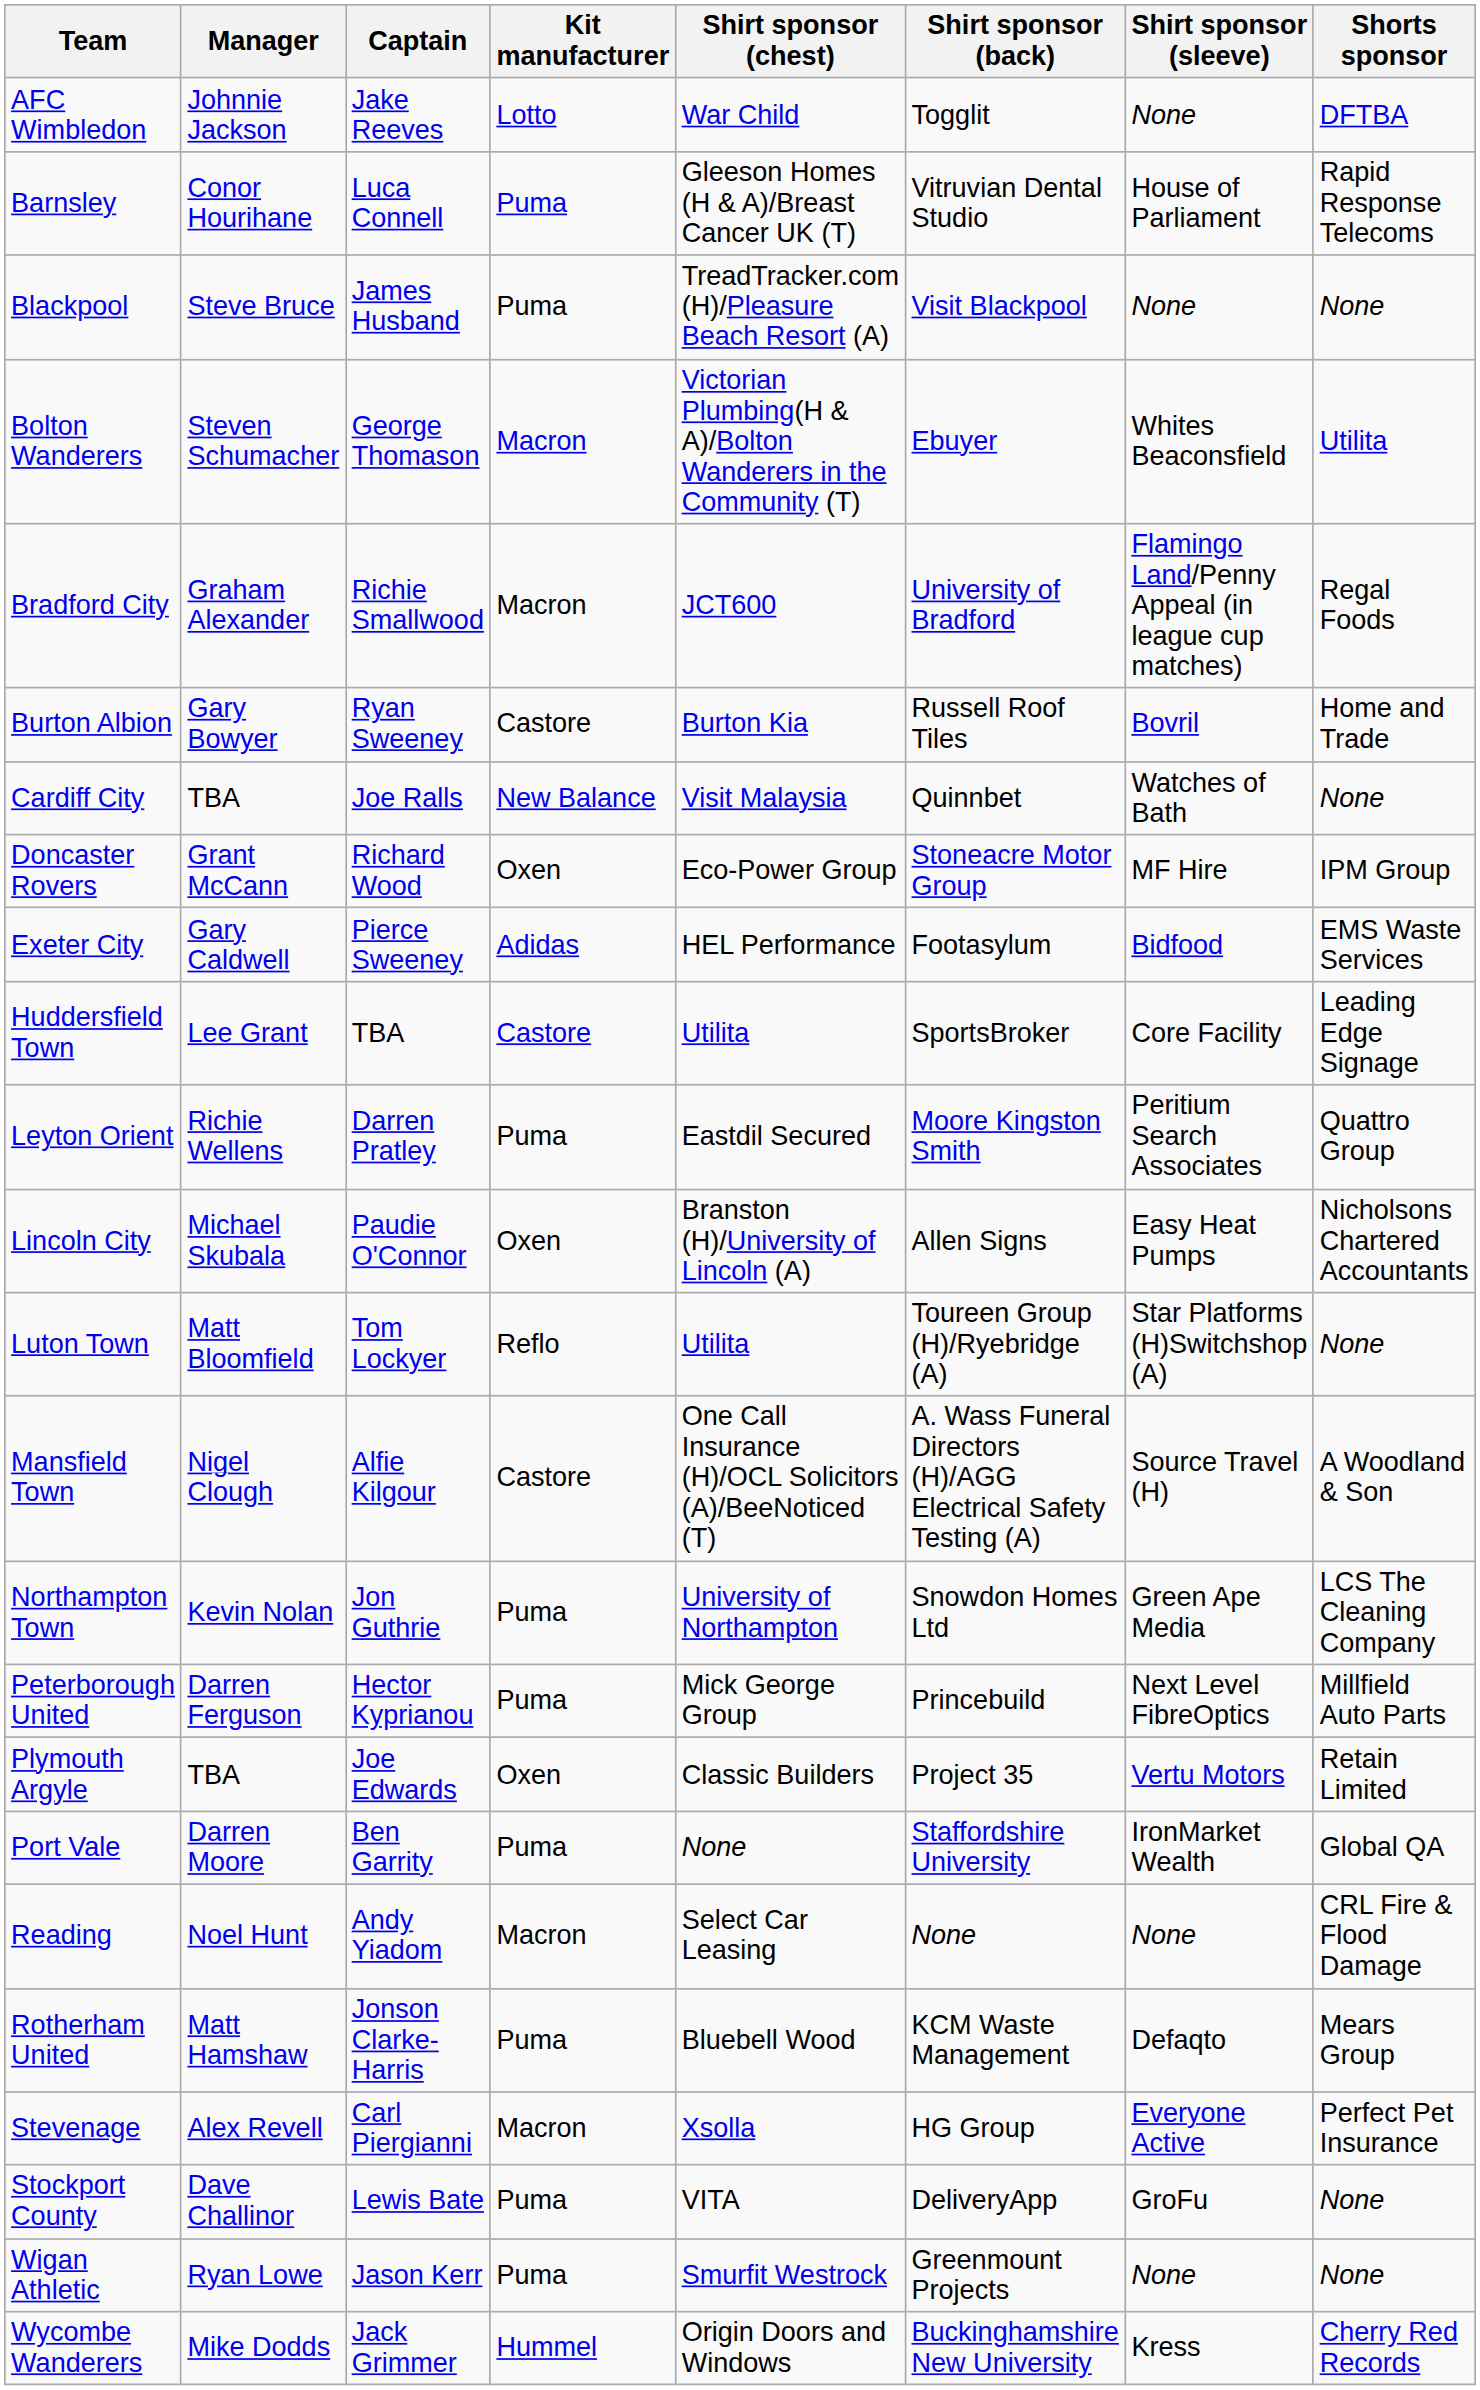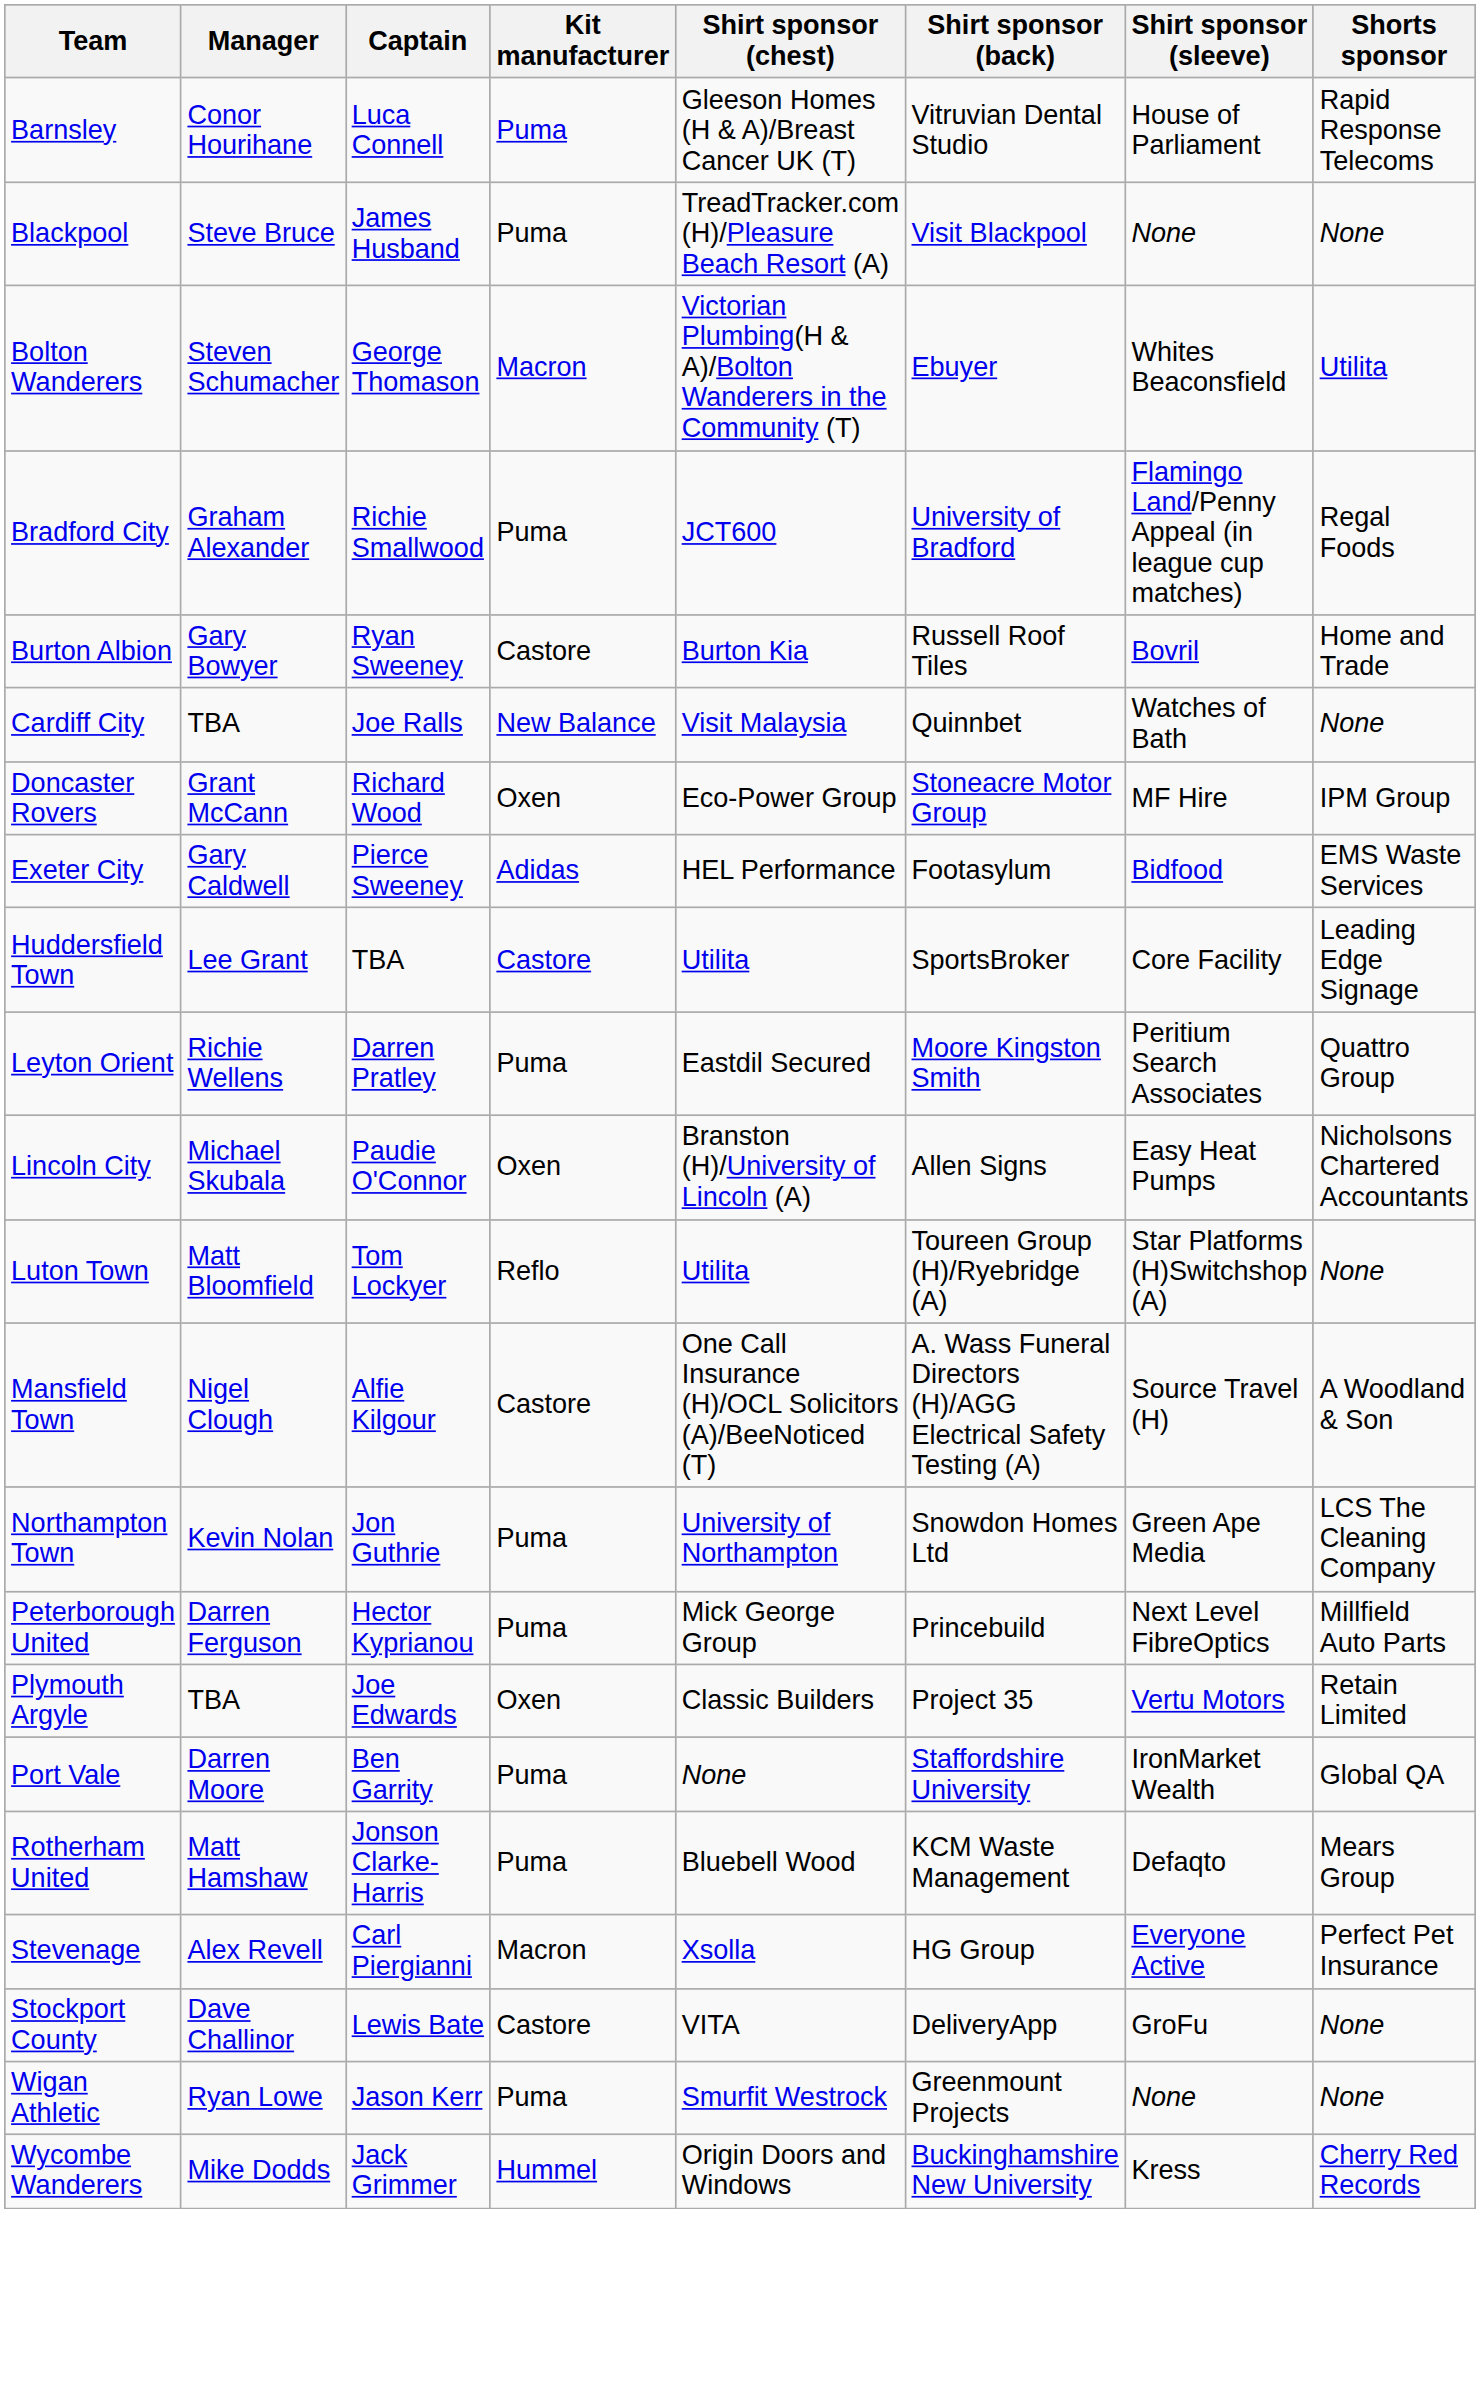- row: (79, 114)
(541, 605) Macron -> (532, 532) Puma
- row: (61, 1935)
(532, 2201) Puma -> (544, 2024) Castore
